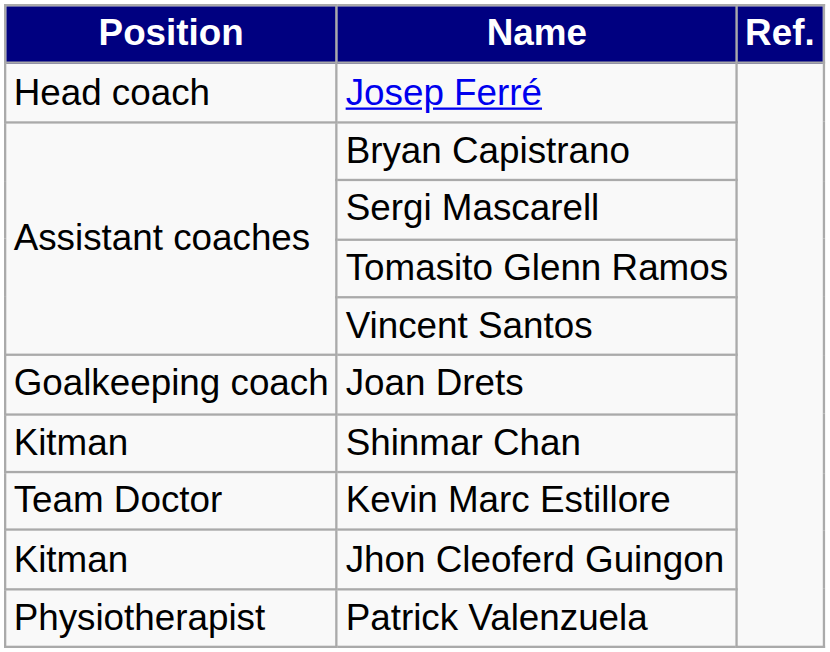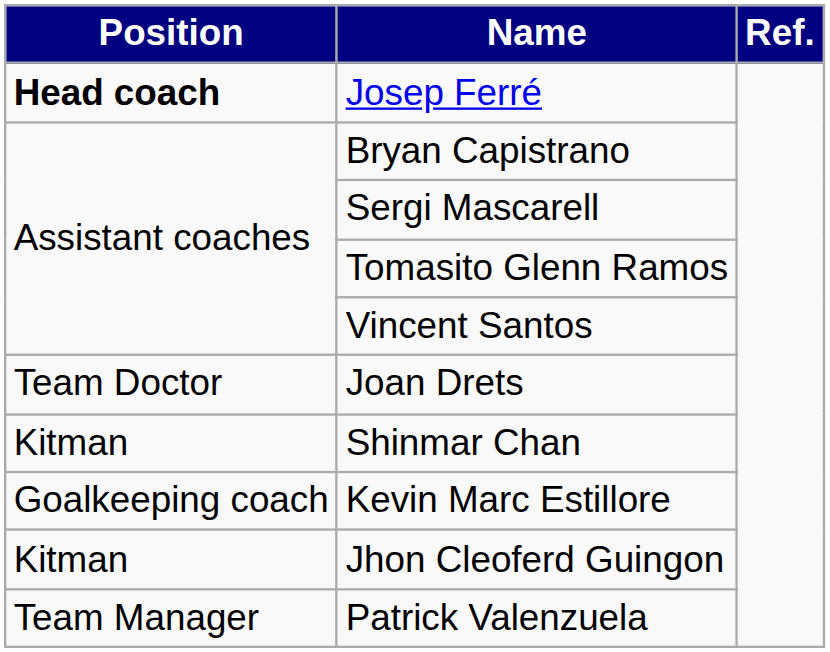(112, 92) normal -> (117, 92) bold
(171, 383) Goalkeeping coach -> (118, 383) Team Doctor
(118, 500) Team Doctor -> (171, 500) Goalkeeping coach
(139, 617) Physiotherapist -> (136, 617) Team Manager
